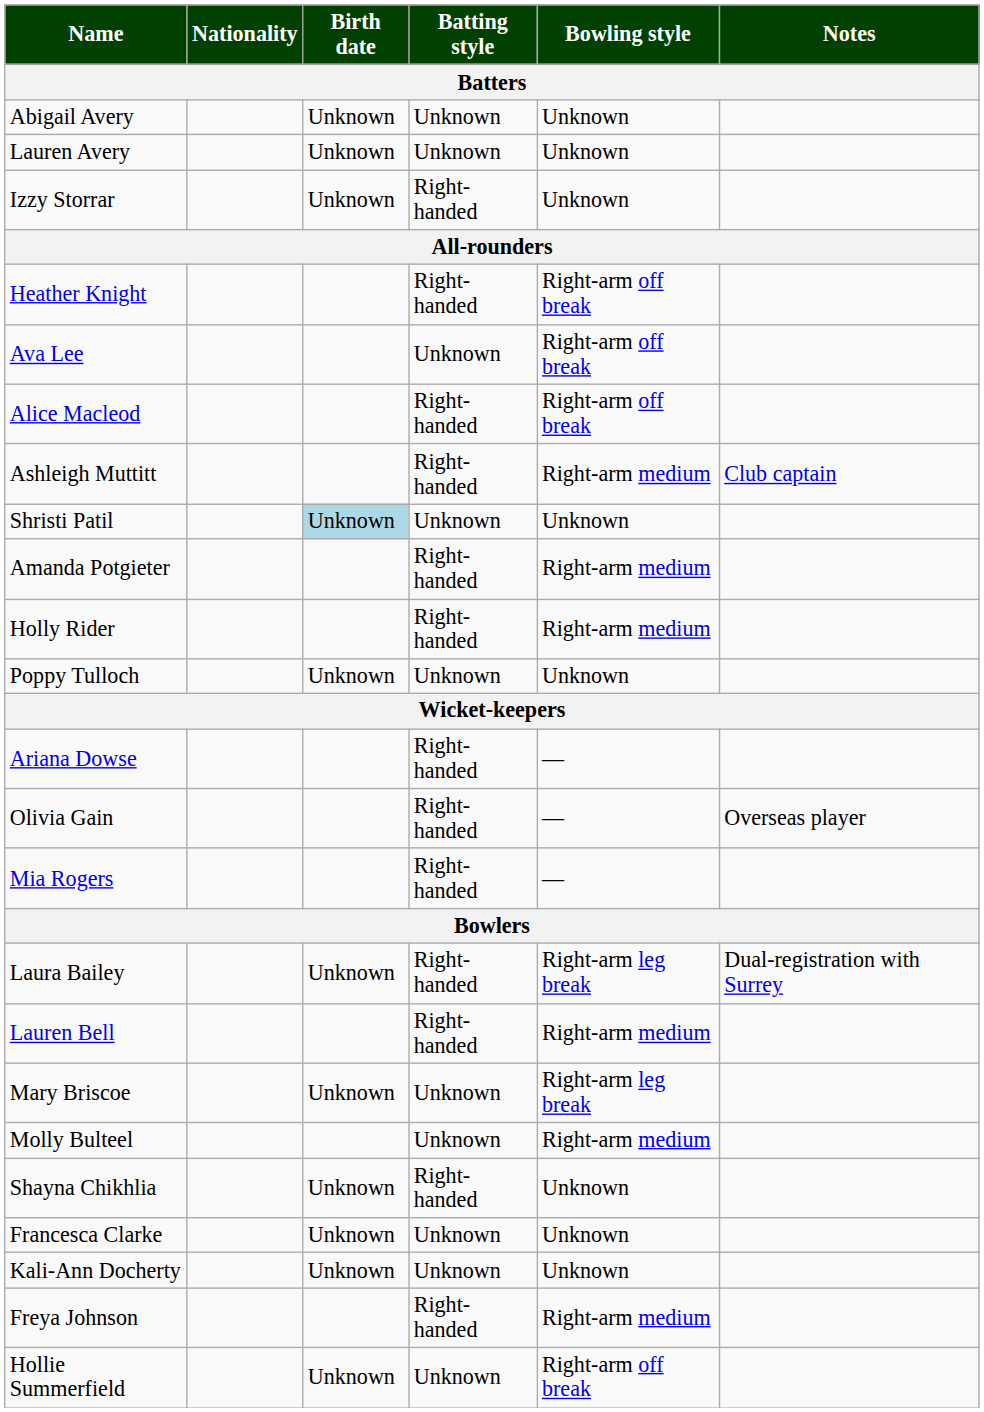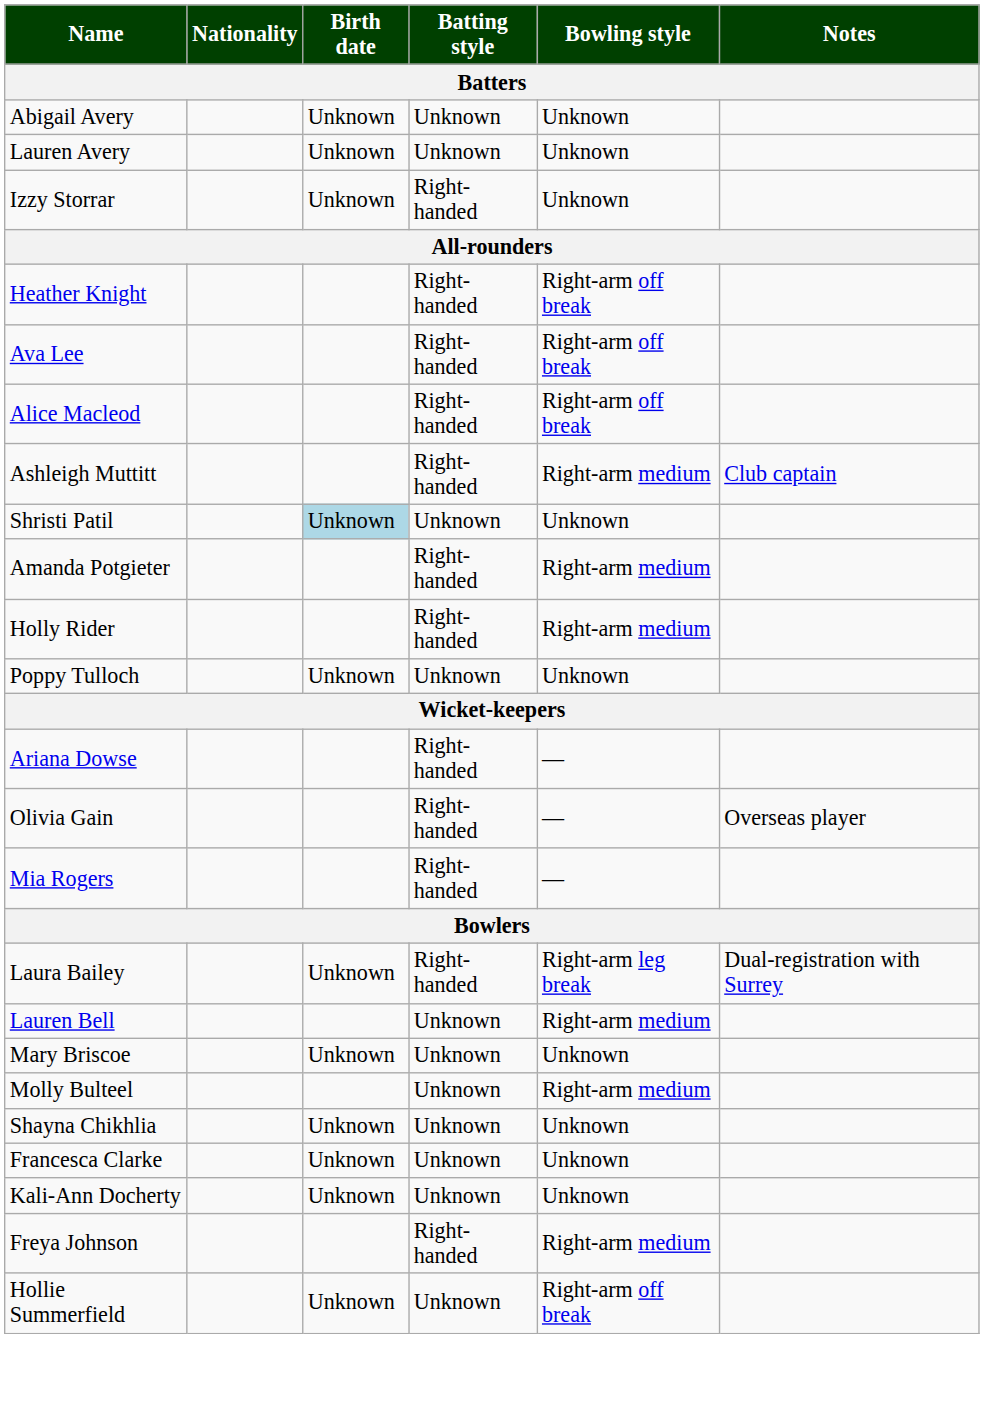(457, 354) Unknown -> (446, 354) Right-handed
(446, 1032) Right-handed -> (457, 1020) Unknown
(604, 1092) Right-arm leg break -> (586, 1055) Unknown
(446, 1187) Right-handed -> (457, 1125) Unknown
